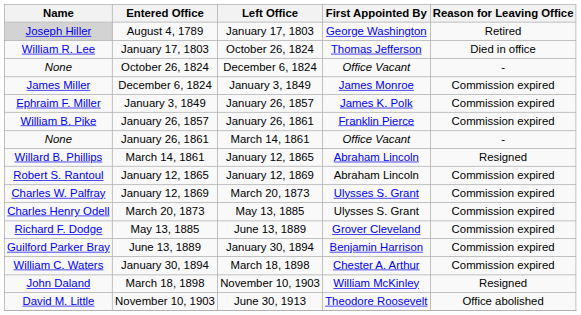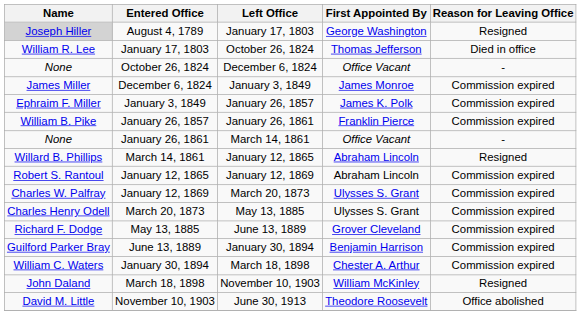(503, 31) Retired -> (503, 31) Resigned
